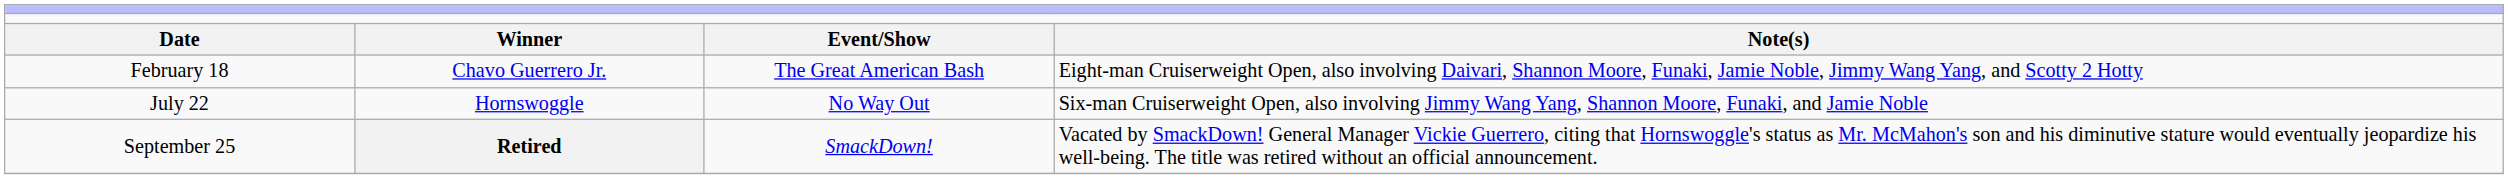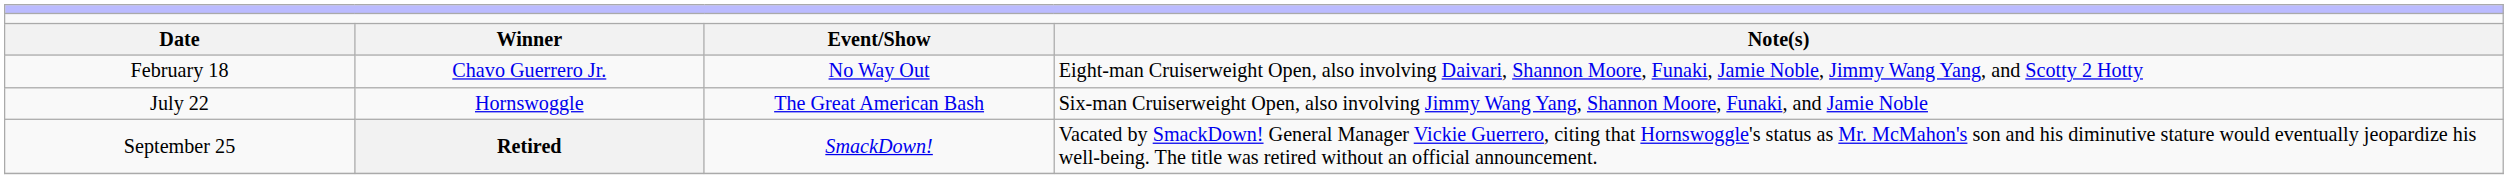(879, 71) The Great American Bash -> (879, 71) No Way Out
(879, 103) No Way Out -> (879, 103) The Great American Bash
